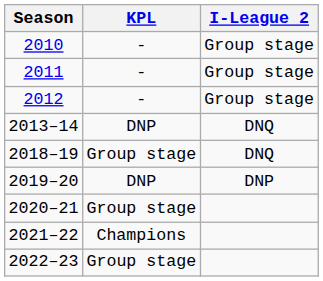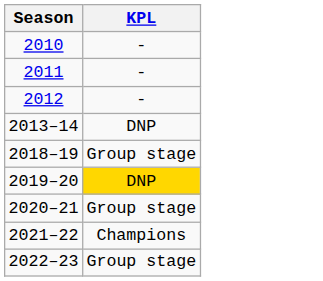- column: (259, 18)
(141, 181) no background -> (141, 181) gold background
